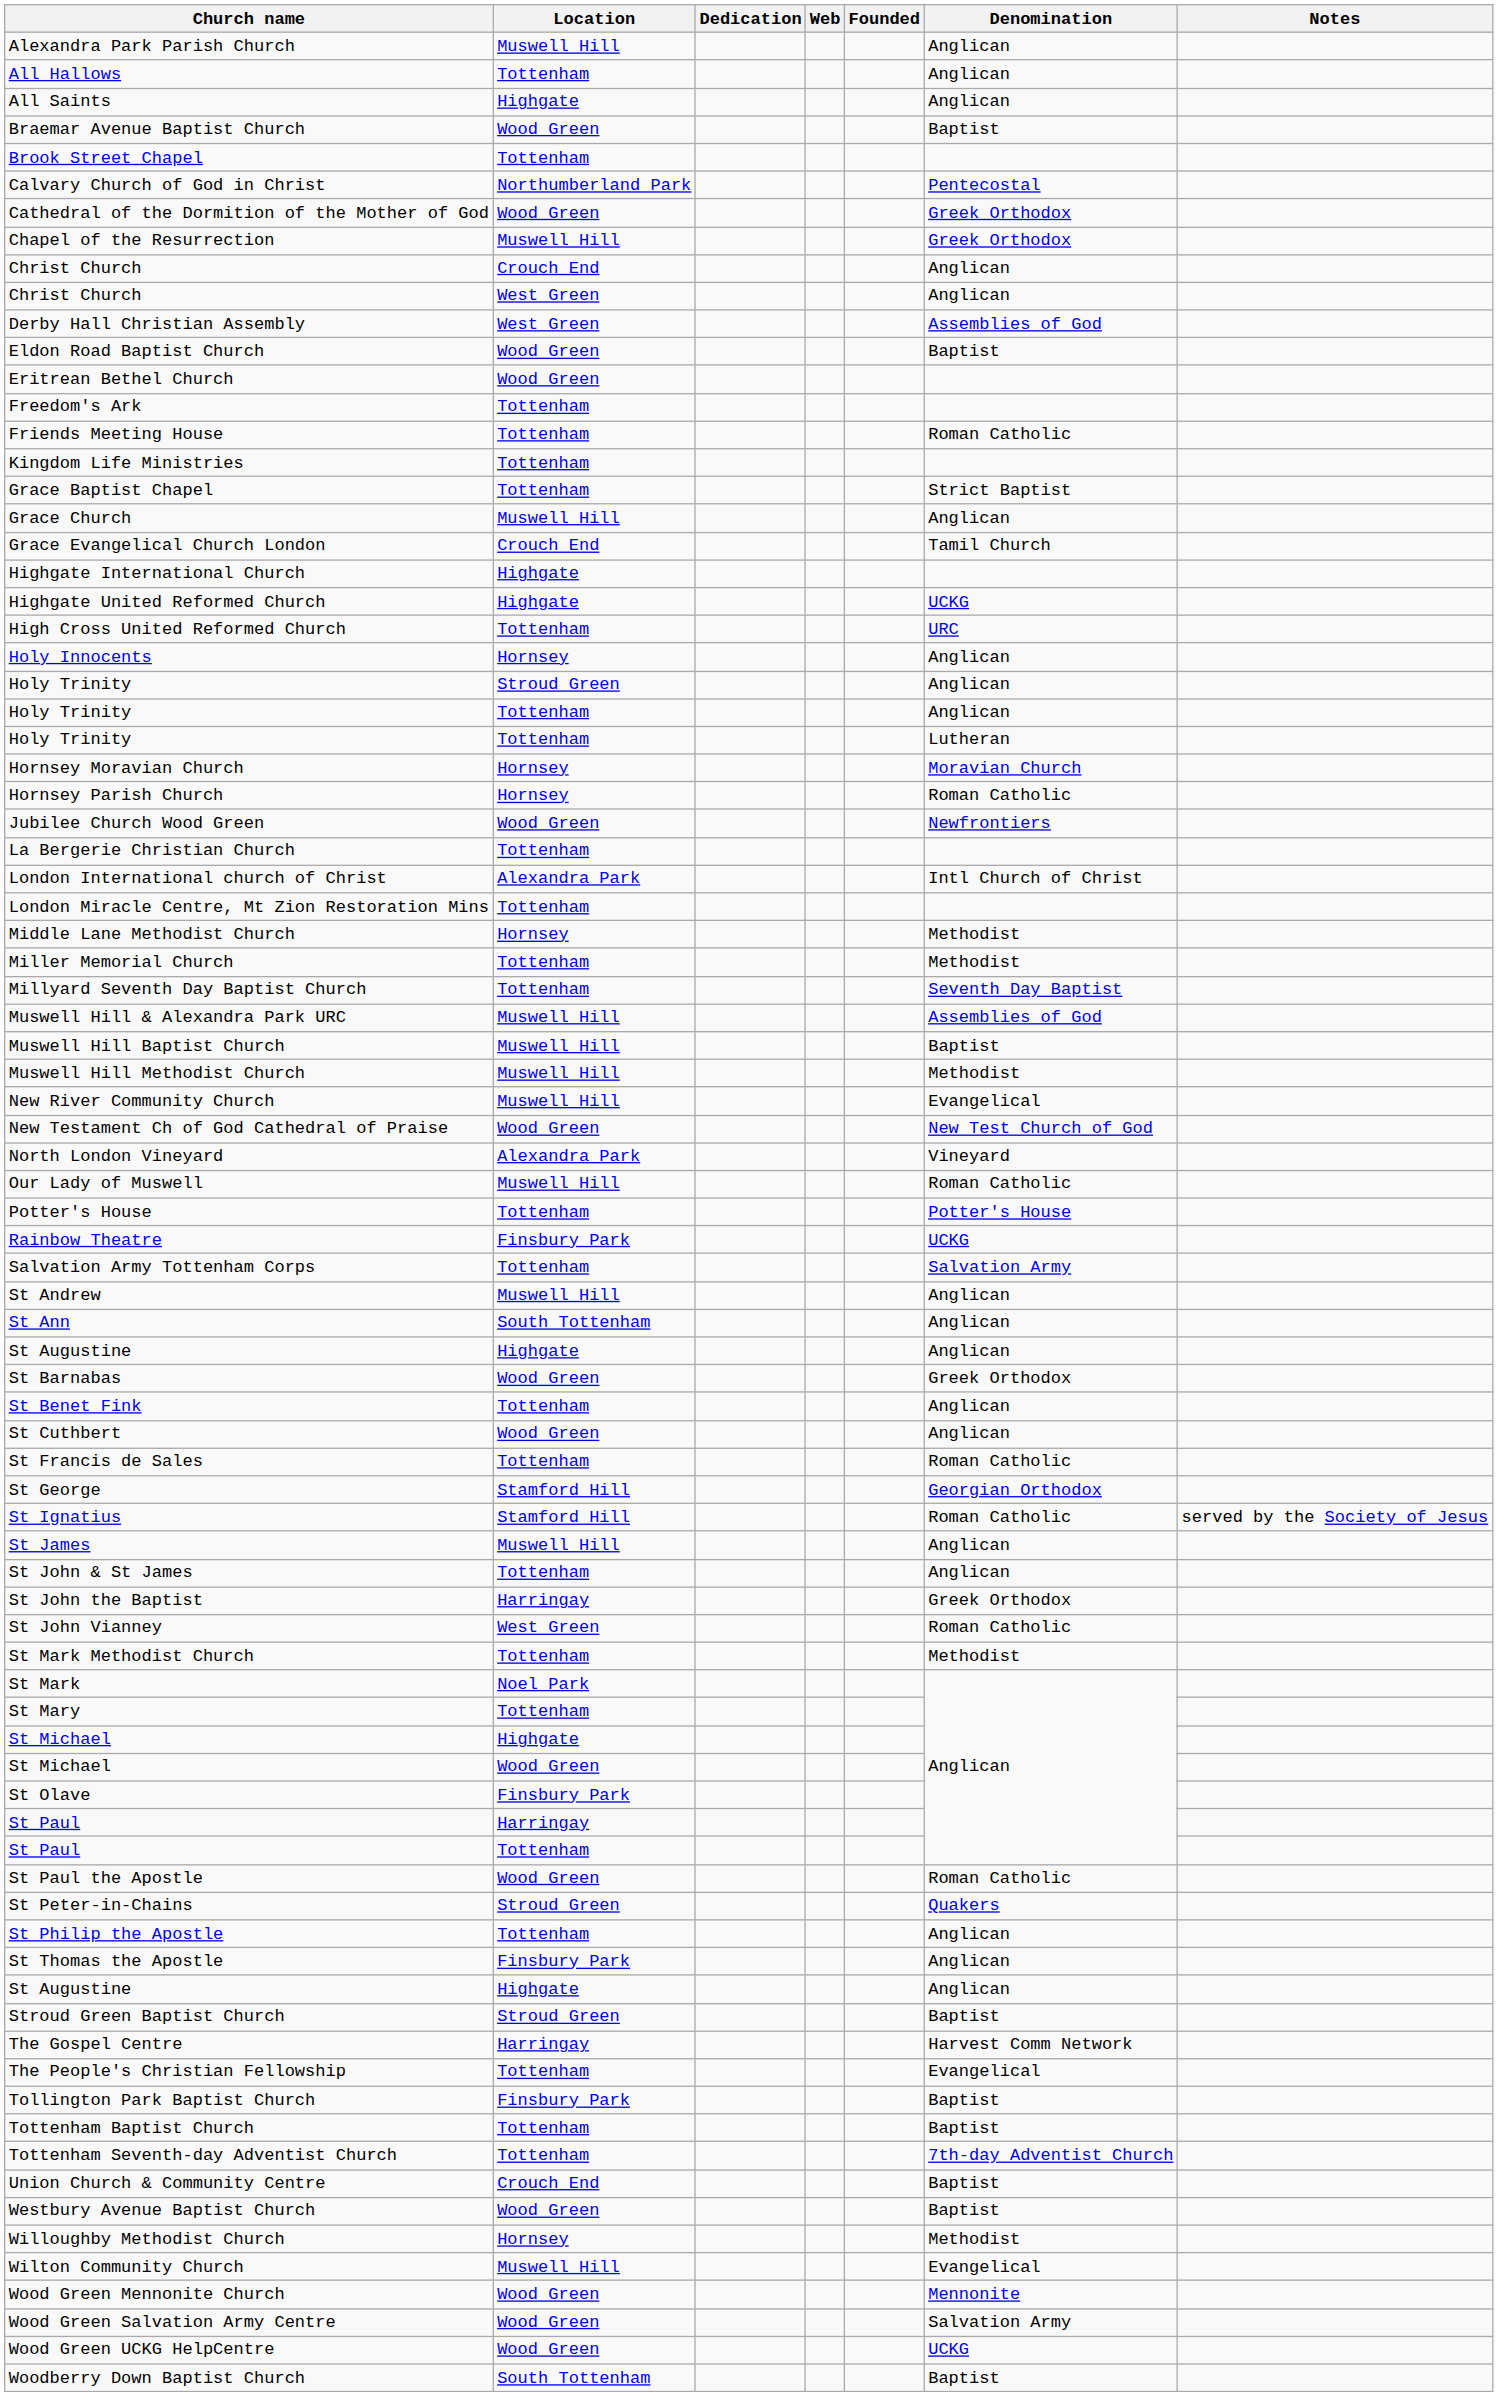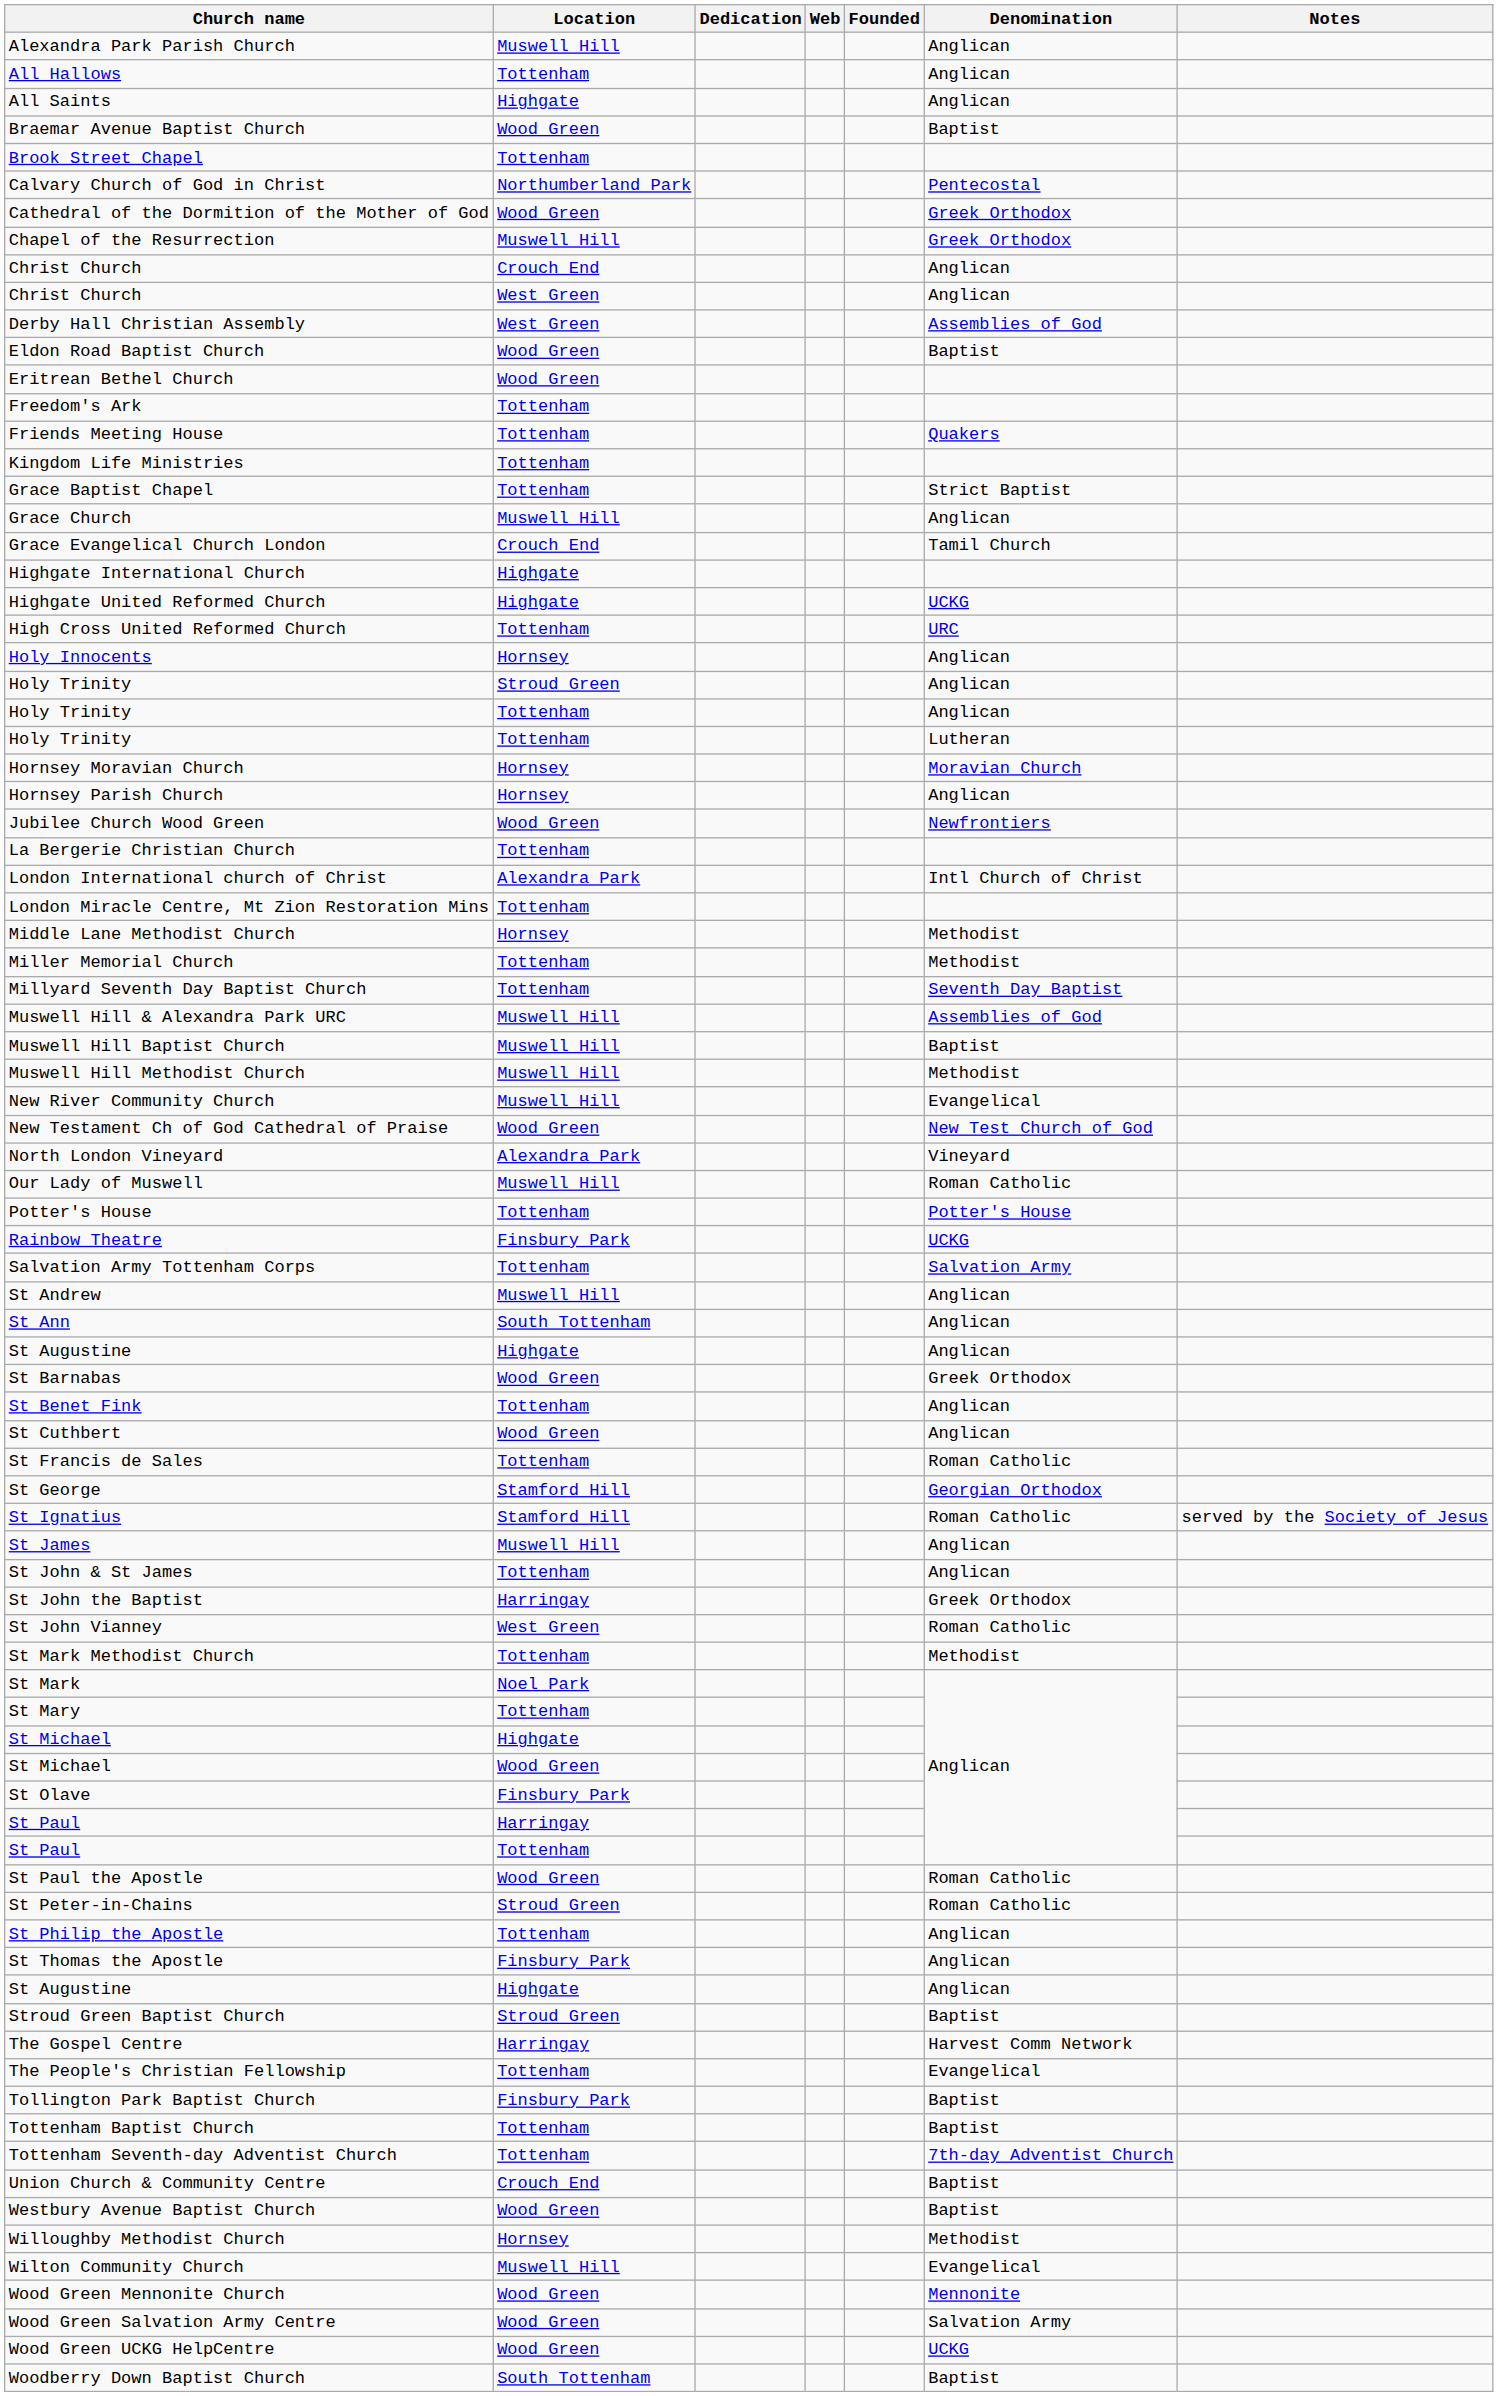(1000, 435) Roman Catholic -> (964, 435) Quakers
(1000, 796) Roman Catholic -> (969, 796) Anglican
(964, 1906) Quakers -> (1000, 1906) Roman Catholic
